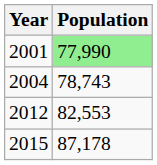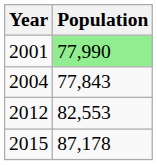(84, 81) 78,743 -> (84, 81) 77,843
